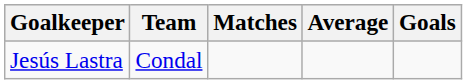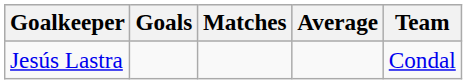columns swapped: (427, 22) <-> (169, 22)
